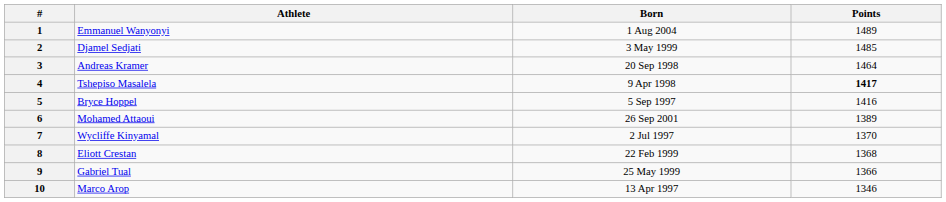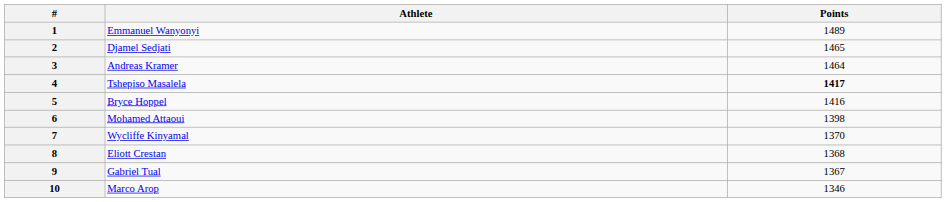- column: (652, 13)
(866, 48) 1485 -> (834, 48) 1465
(866, 119) 1389 -> (834, 119) 1398
(866, 171) 1366 -> (834, 171) 1367
